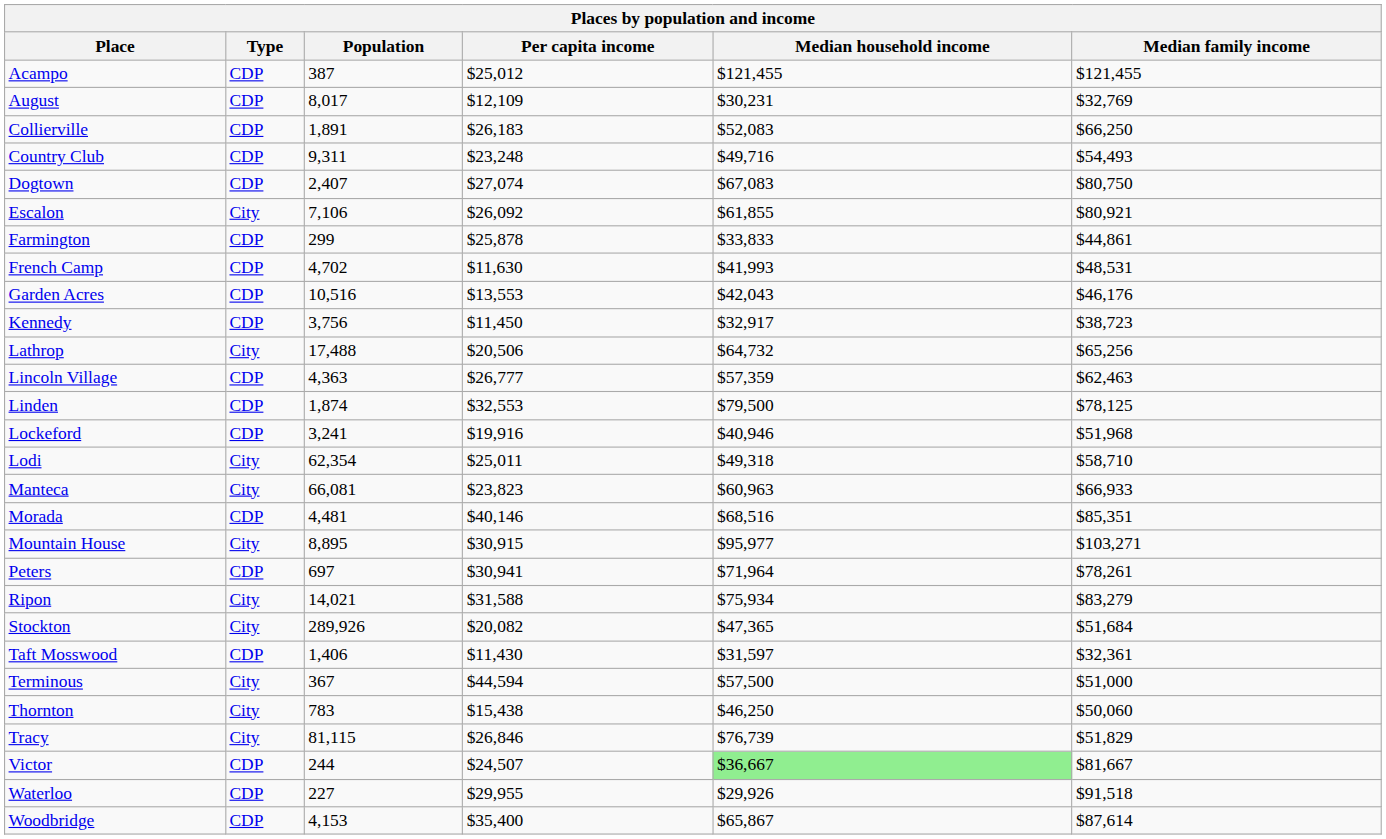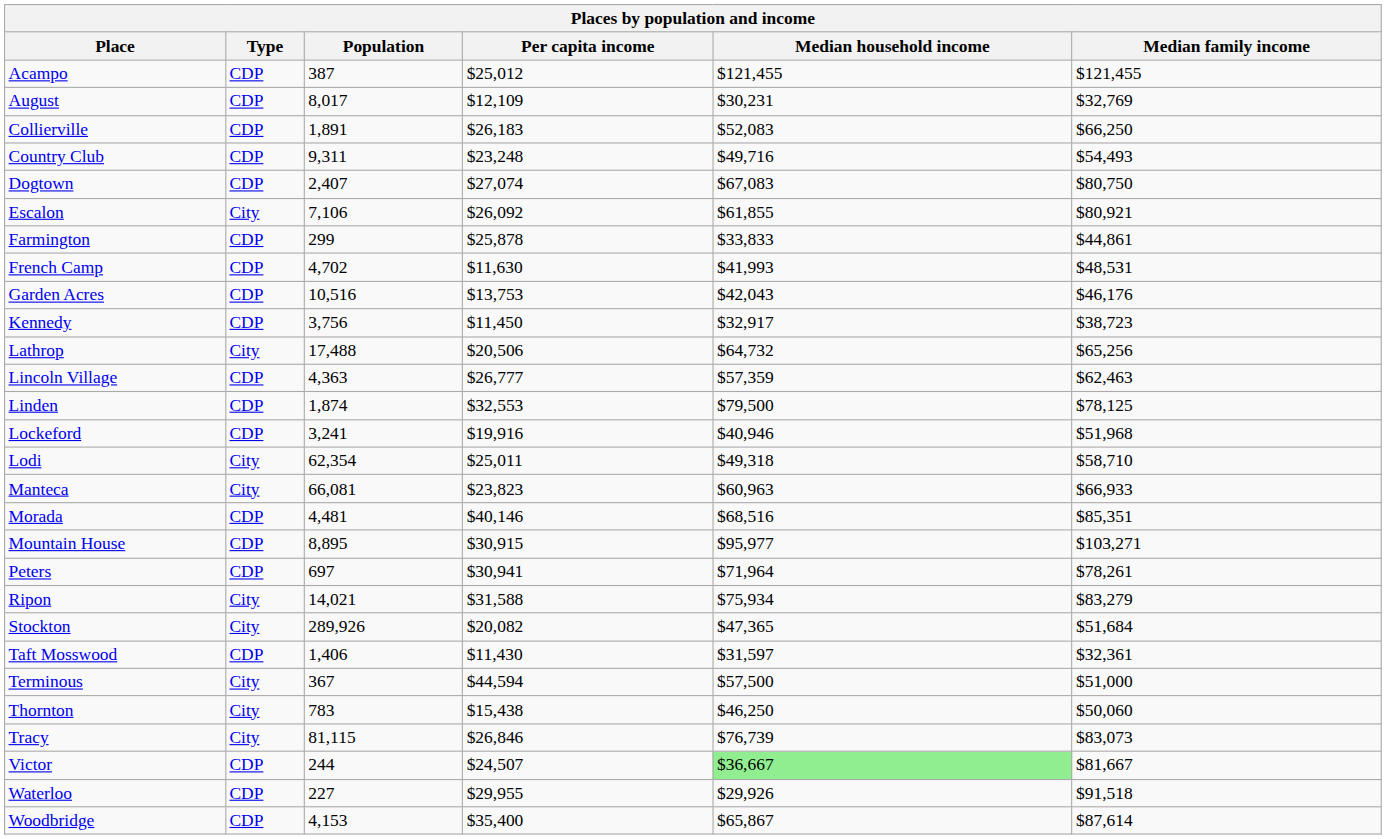(495, 294) $13,553 -> (495, 294) $13,753
(244, 543) City -> (246, 543) CDP
(1104, 737) $51,829 -> (1104, 737) $83,073
